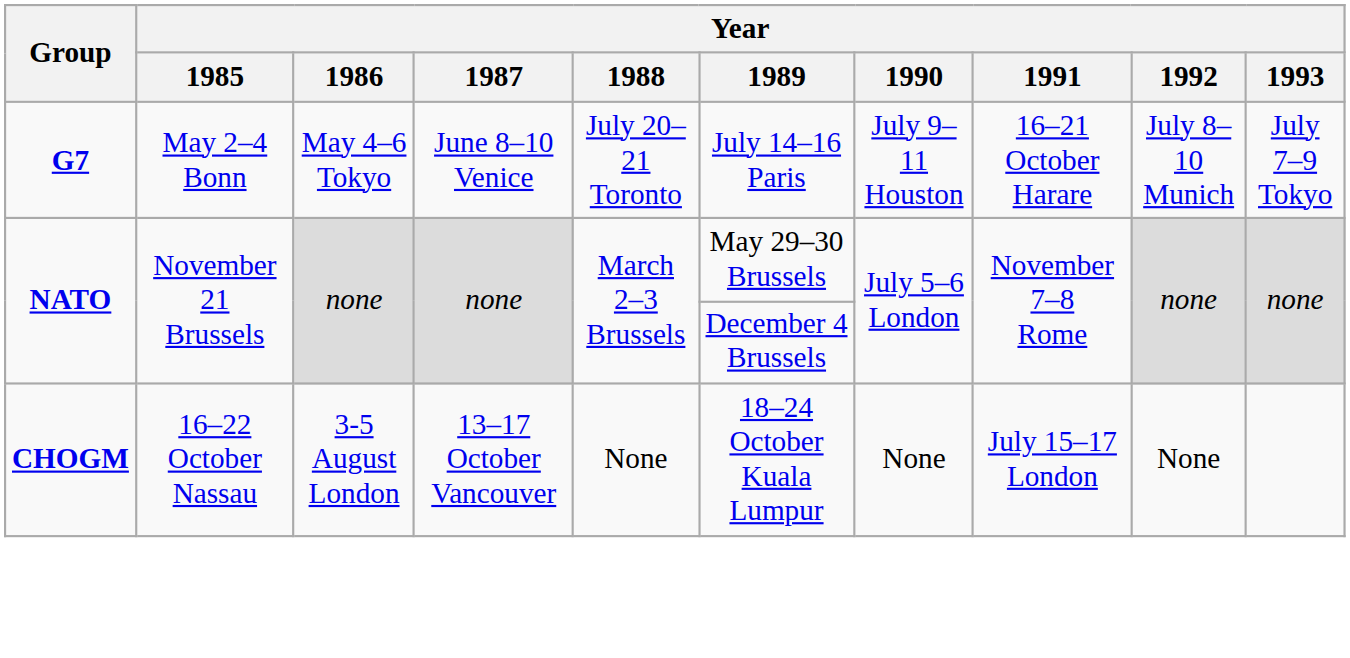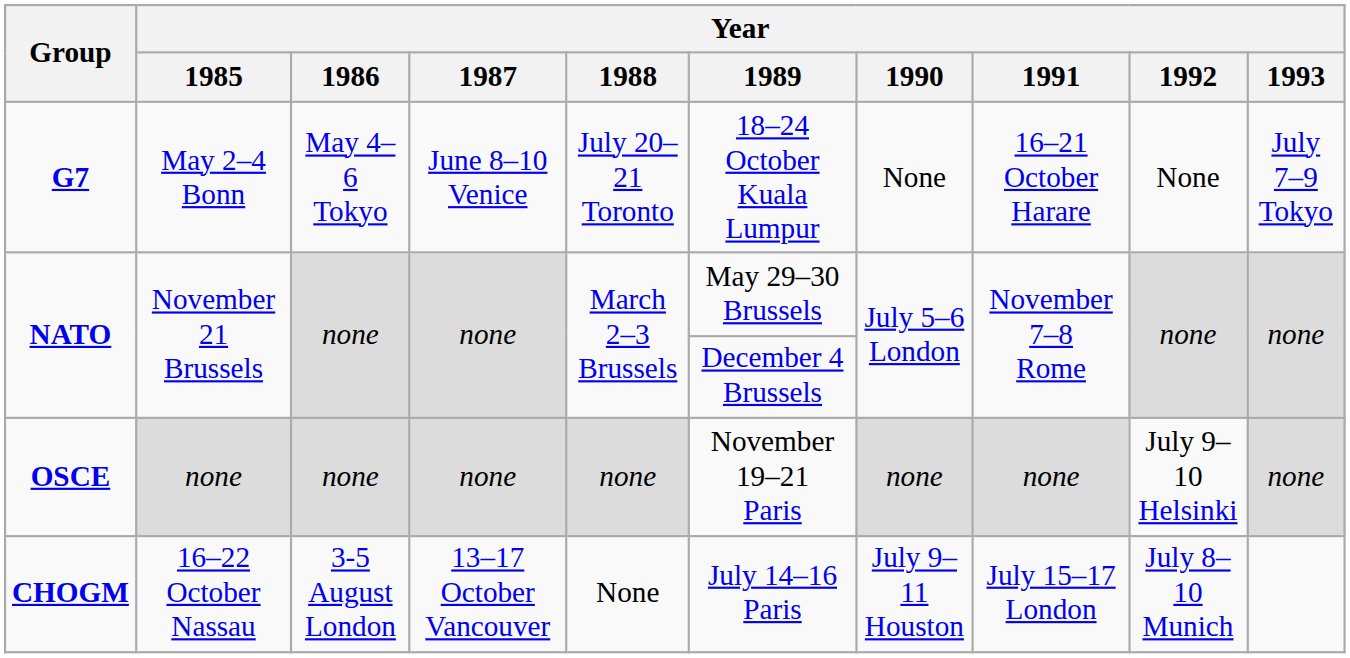(777, 159) July 14–16 Paris -> (772, 176) 18–24 October Kuala Lumpur
(914, 159) July 9–11 Houston -> (914, 176) None
(1189, 159) July 8–10 Munich -> (1188, 176) None
+ row: (70, 475)
(777, 458) 18–24 October Kuala Lumpur -> (772, 592) July 14–16 Paris
(914, 458) None -> (914, 592) July 9–11 Houston
(1189, 458) None -> (1188, 592) July 8–10 Munich
